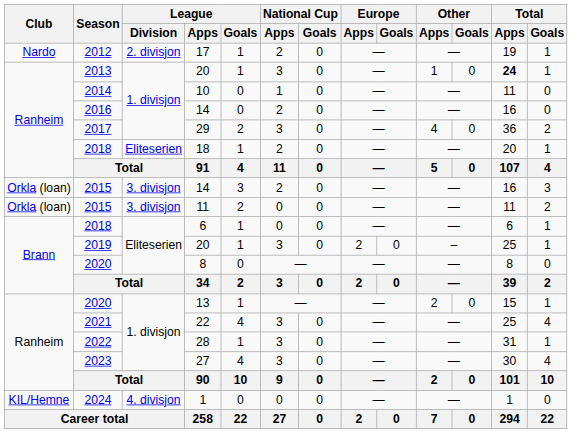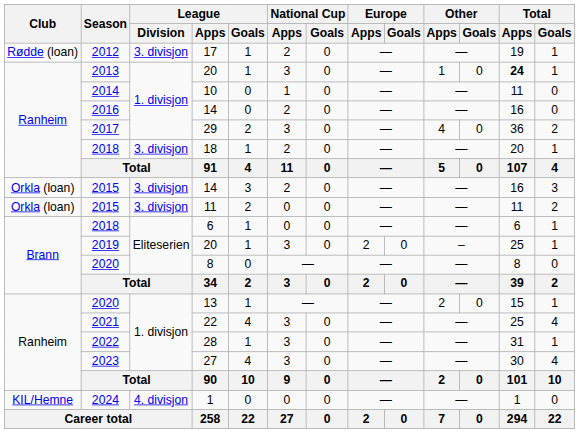(39, 52) Nardo -> (43, 52) Rødde (loan)
(154, 52) 2. divisjon -> (161, 52) 3. divisjon
(154, 149) Eliteserien -> (161, 149) 3. divisjon
